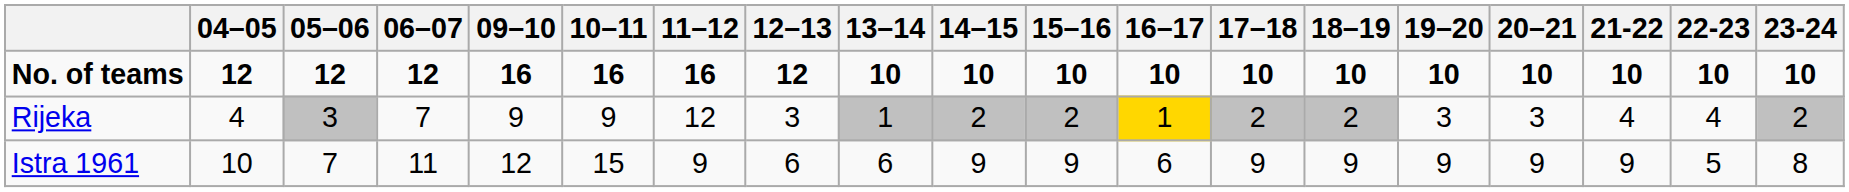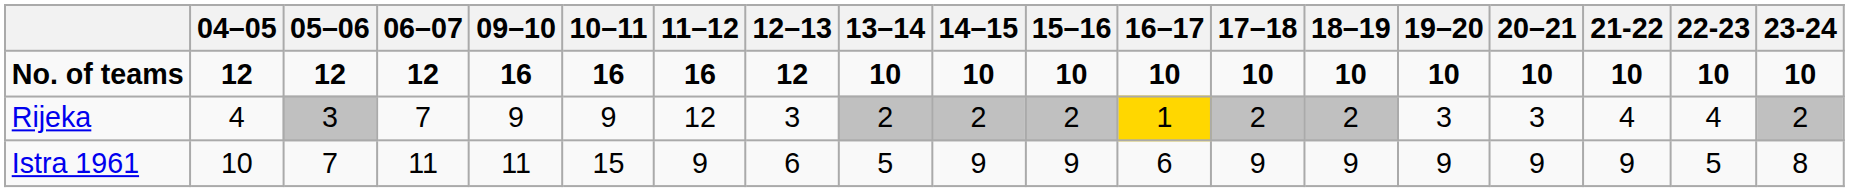(885, 119) 1 -> (885, 119) 2
(516, 164) 12 -> (516, 164) 11
(885, 164) 6 -> (885, 164) 5
